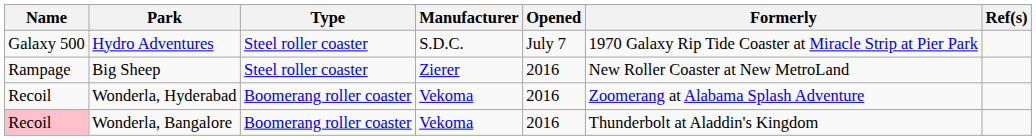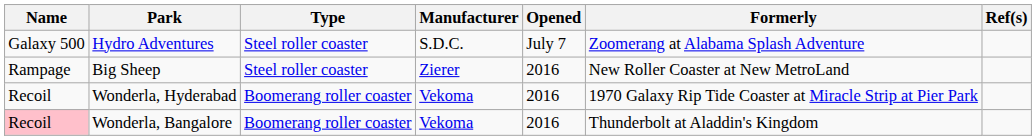(783, 43) 1970 Galaxy Rip Tide Coaster at Miracle Strip at Pier Park -> (727, 43) Zoomerang at Alabama Splash Adventure
(727, 95) Zoomerang at Alabama Splash Adventure -> (783, 95) 1970 Galaxy Rip Tide Coaster at Miracle Strip at Pier Park
